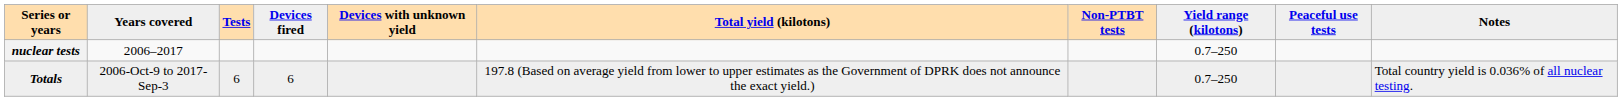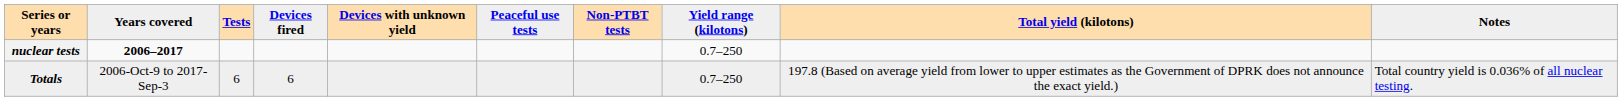columns swapped: (1323, 22) <-> (772, 22)
(153, 50) normal -> (153, 50) bold
